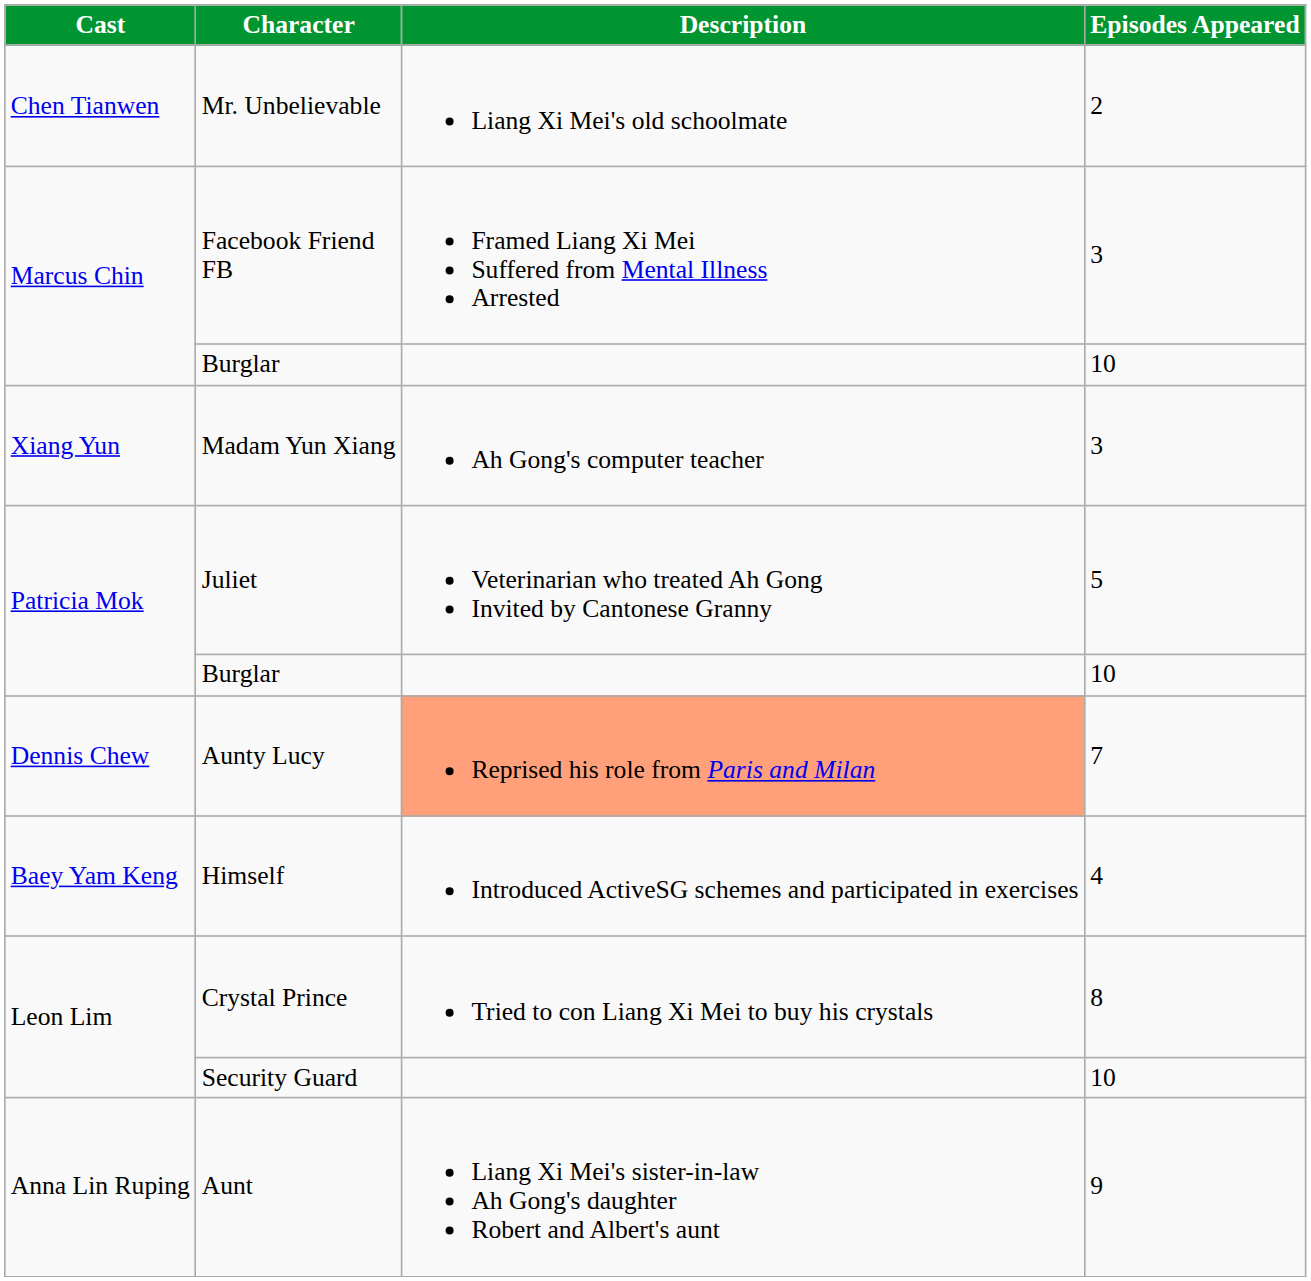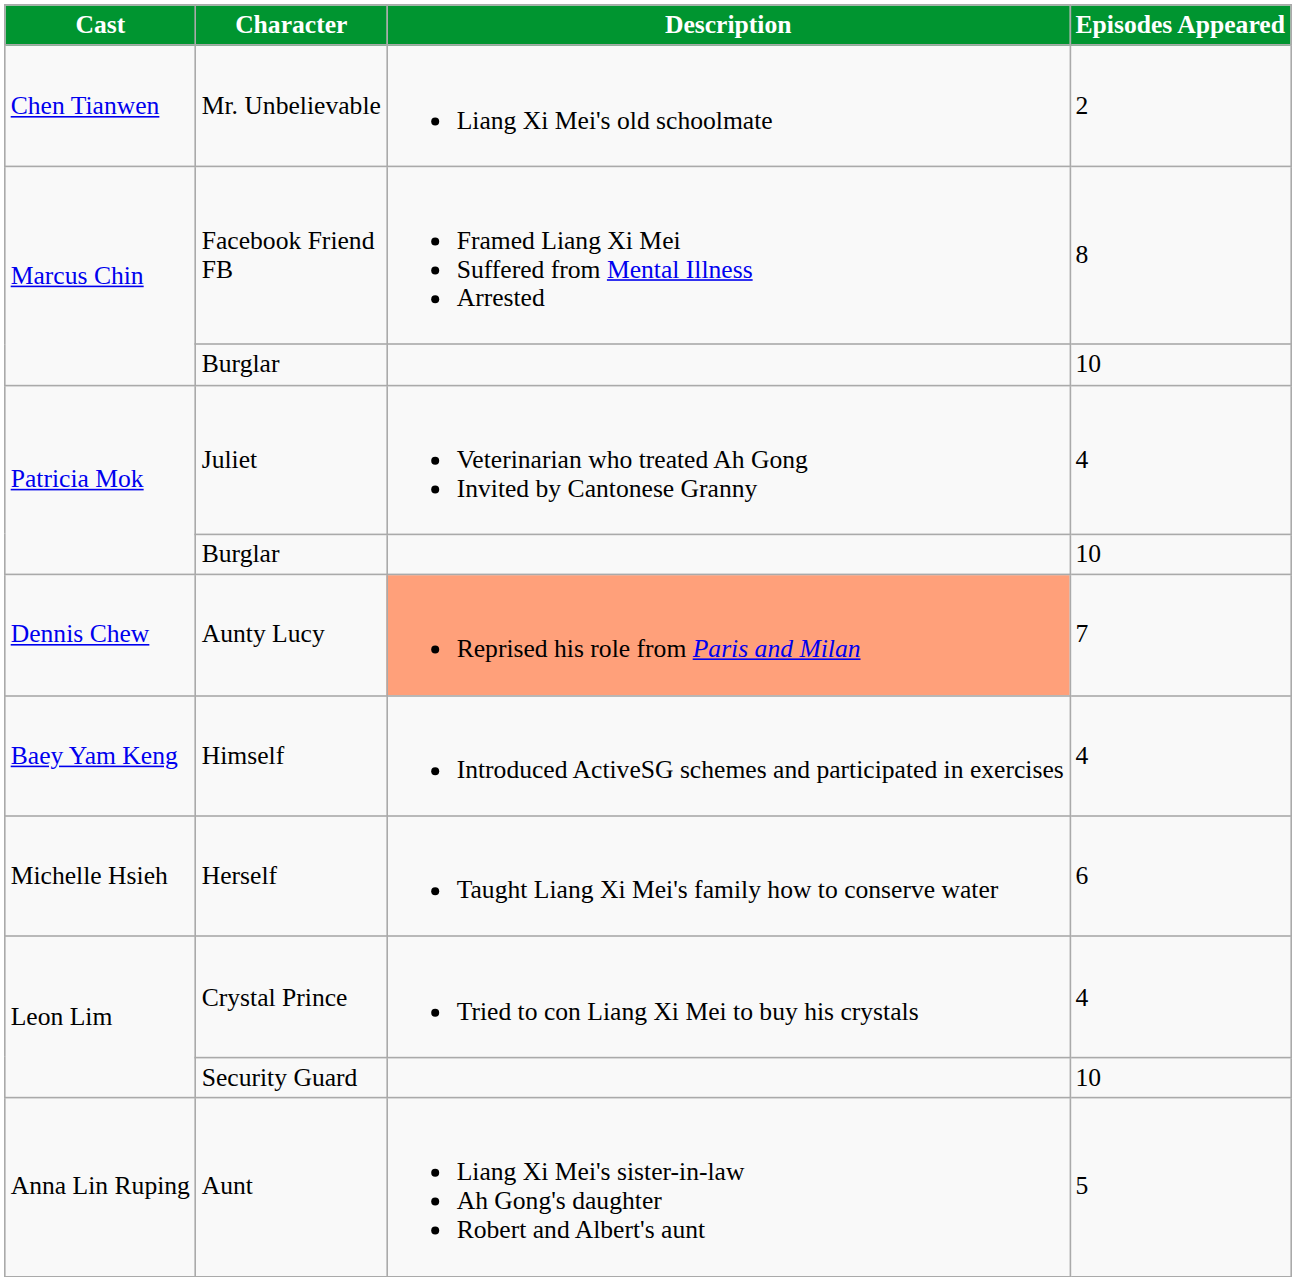(1097, 254) 3 -> (1082, 254) 8
- row: (65, 444)
(1097, 579) 5 -> (1082, 459) 4
+ row: (89, 876)
(1097, 996) 8 -> (1082, 996) 4
(1097, 1186) 9 -> (1082, 1186) 5
